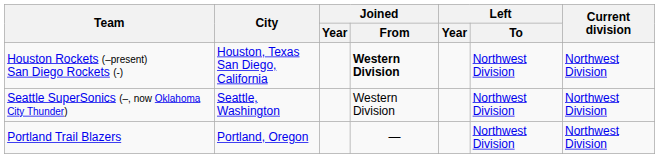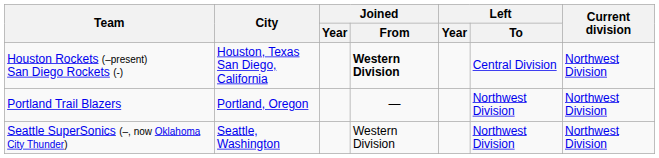(500, 65) Northwest Division -> (515, 65) Central Division
rows swapped: (64, 137) <-> (104, 104)
